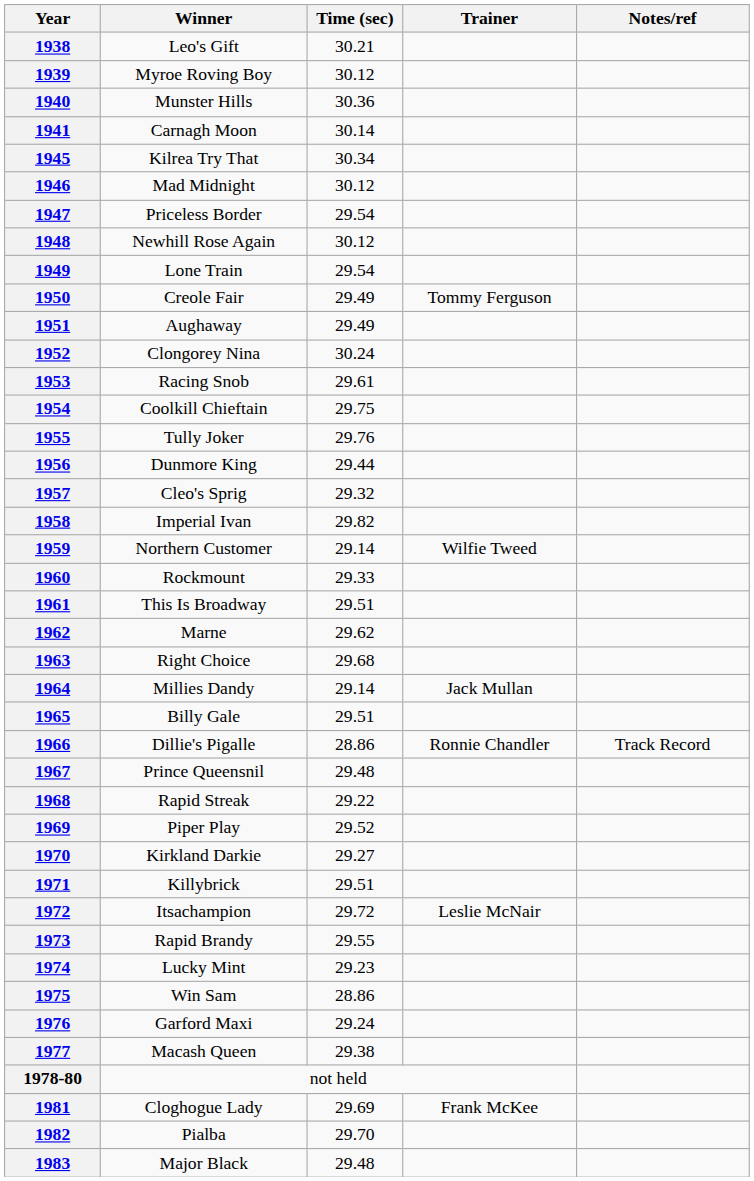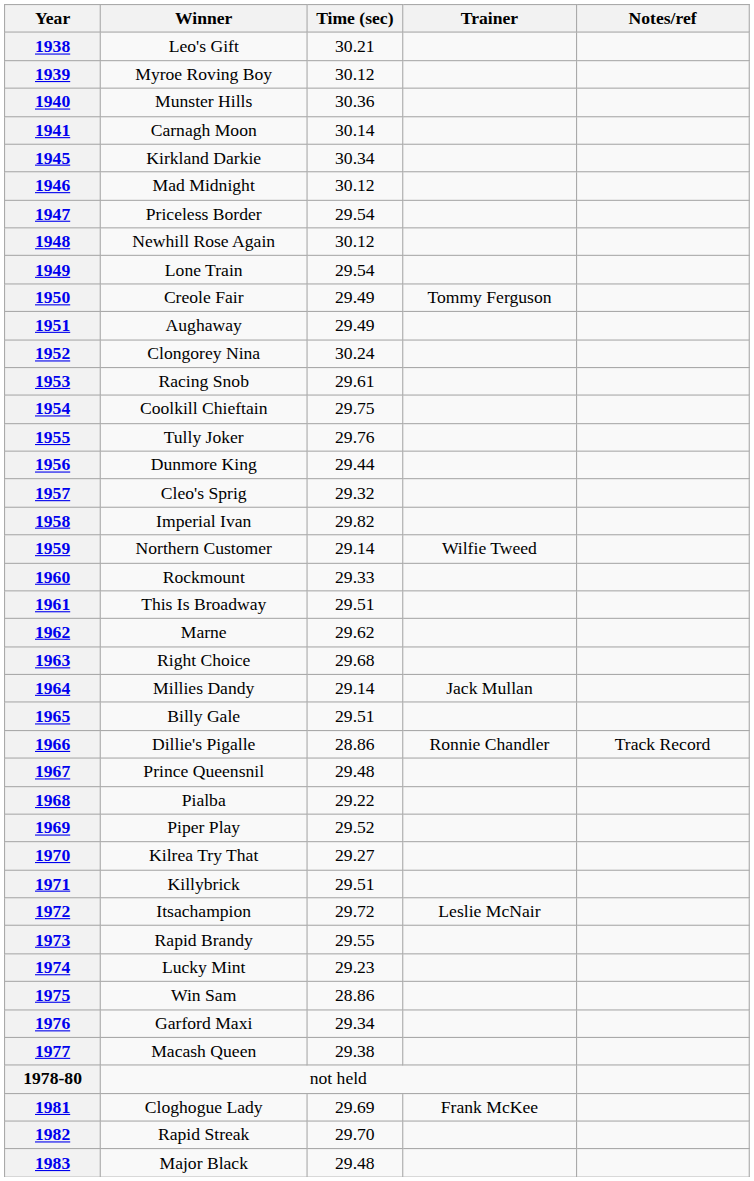(204, 158) Kilrea Try That -> (204, 158) Kirkland Darkie
(204, 800) Rapid Streak -> (204, 800) Pialba
(204, 855) Kirkland Darkie -> (204, 855) Kilrea Try That
(355, 1023) 29.24 -> (355, 1023) 29.34
(204, 1134) Pialba -> (204, 1134) Rapid Streak
